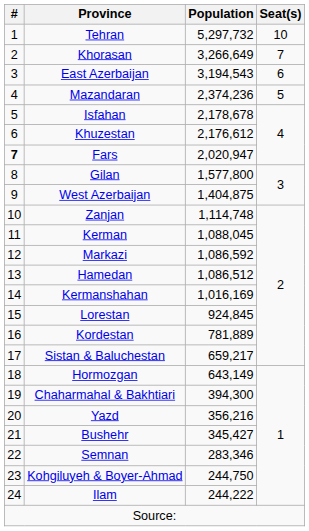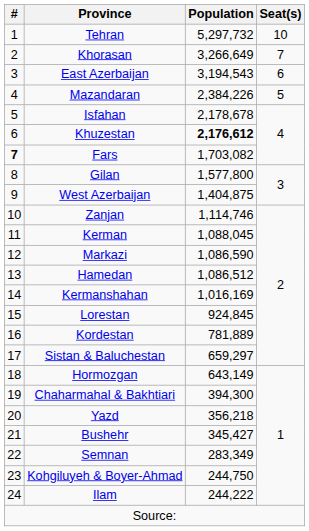(225, 94) 2,374,236 -> (225, 94) 2,384,226
(225, 134) normal -> (225, 134) bold
(225, 154) 2,020,947 -> (225, 154) 1,703,082
(226, 214) 1,114,748 -> (226, 214) 1,114,746
(225, 255) 1,086,592 -> (225, 255) 1,086,590
(231, 355) 659,217 -> (231, 355) 659,297
(231, 415) 356,216 -> (231, 415) 356,218
(231, 455) 283,346 -> (231, 455) 283,349
